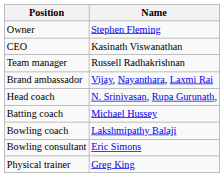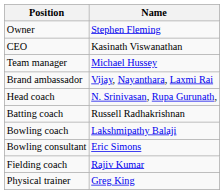(138, 62) Russell Radhakrishnan -> (124, 62) Michael Hussey
(124, 113) Michael Hussey -> (138, 113) Russell Radhakrishnan
+ row: (37, 163)
